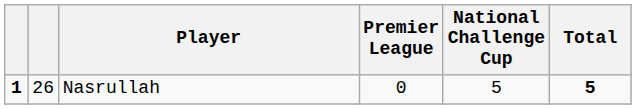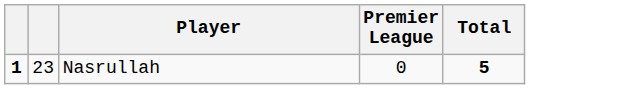- column: (496, 40)
(43, 90) 26 -> (43, 69) 23
